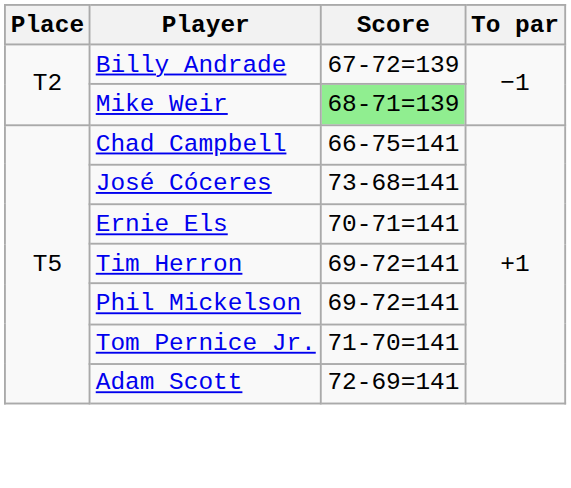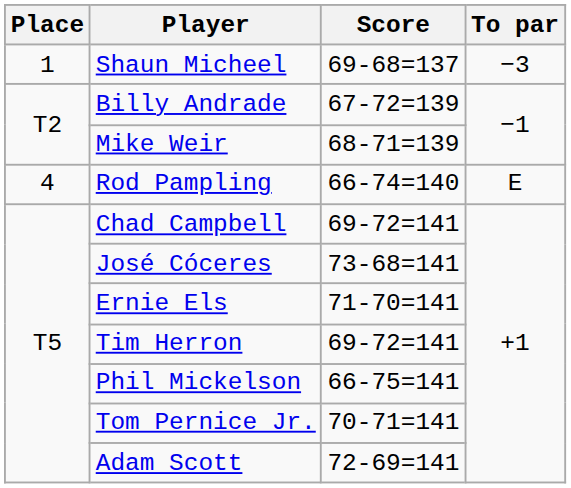+ row: (191, 65)
(393, 105) lightgreen background -> (393, 144) no background
+ row: (184, 184)
(393, 144) 66-75=141 -> (393, 224) 69-72=141
(393, 224) 70-71=141 -> (393, 304) 71-70=141
(393, 304) 69-72=141 -> (393, 383) 66-75=141
(393, 344) 71-70=141 -> (393, 423) 70-71=141
